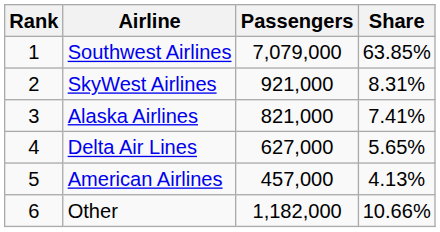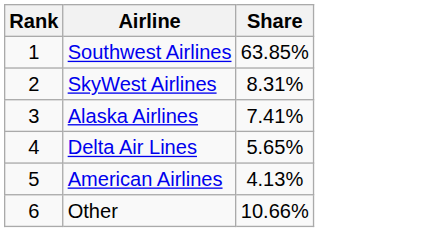- column: (297, 21)
